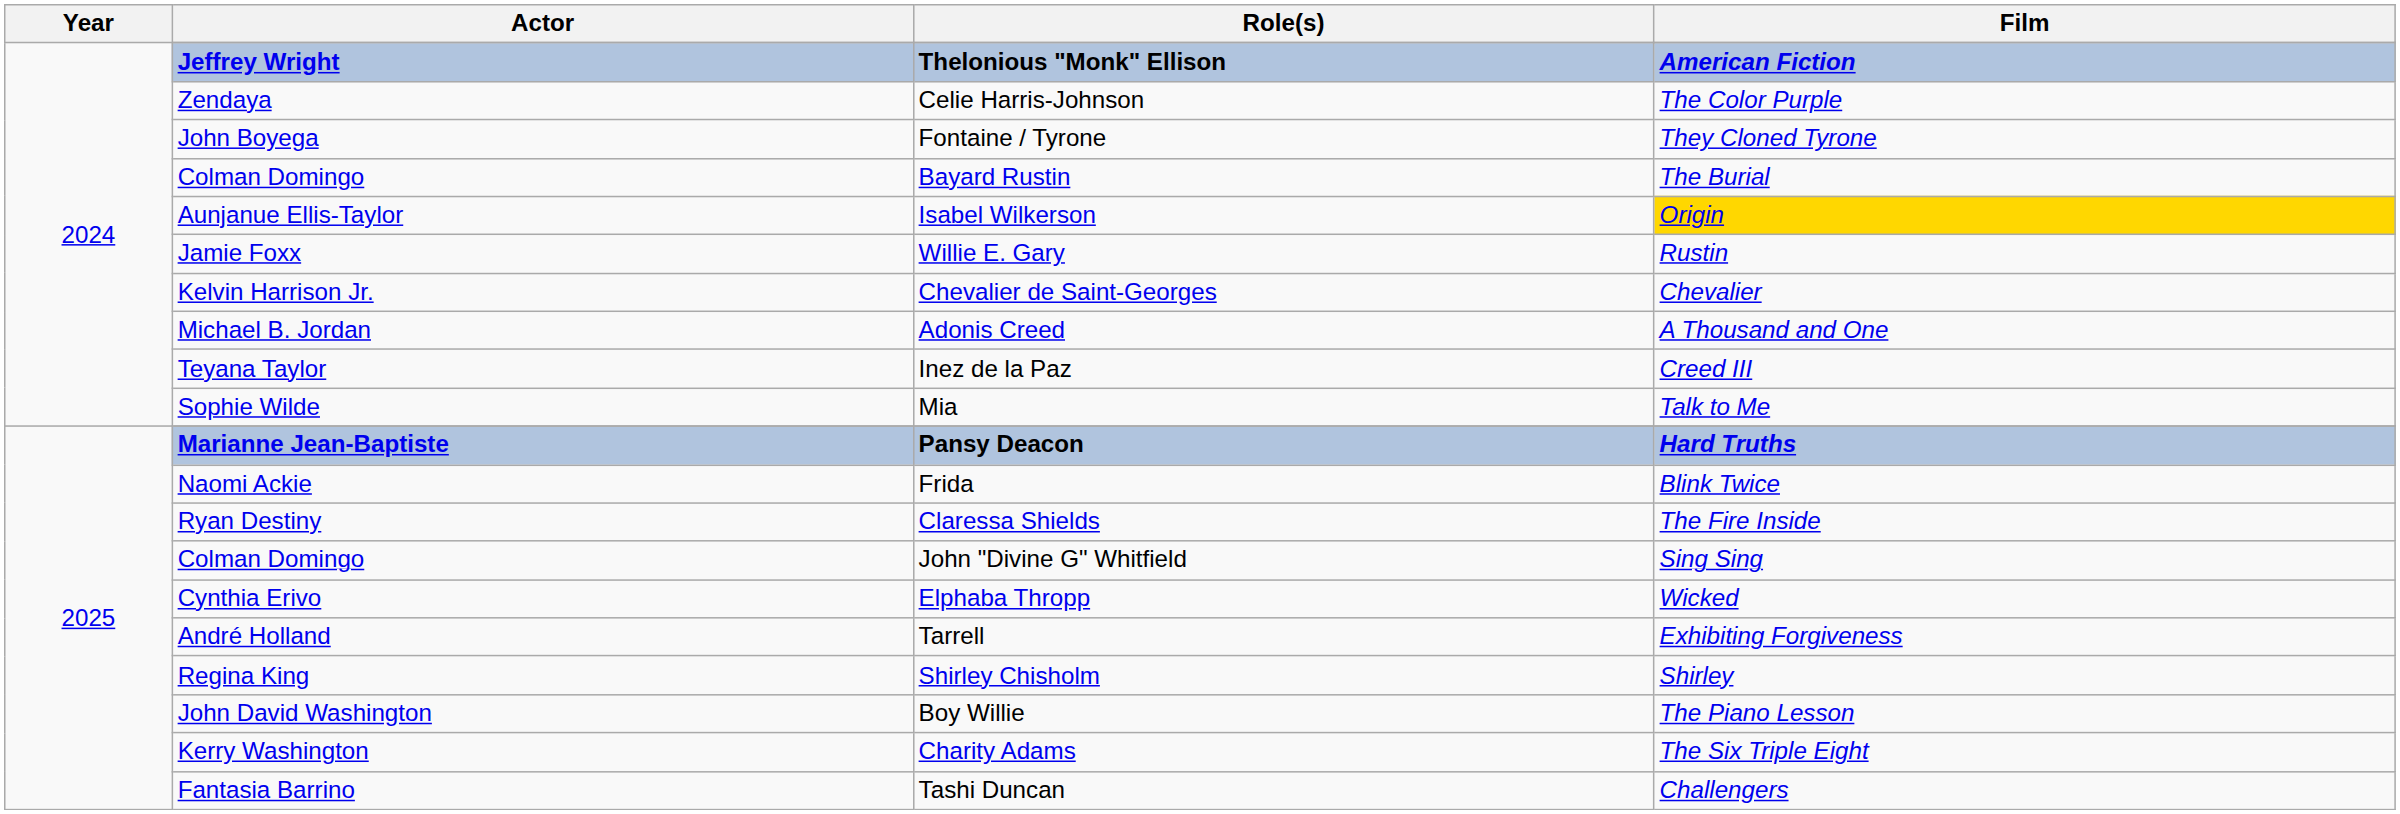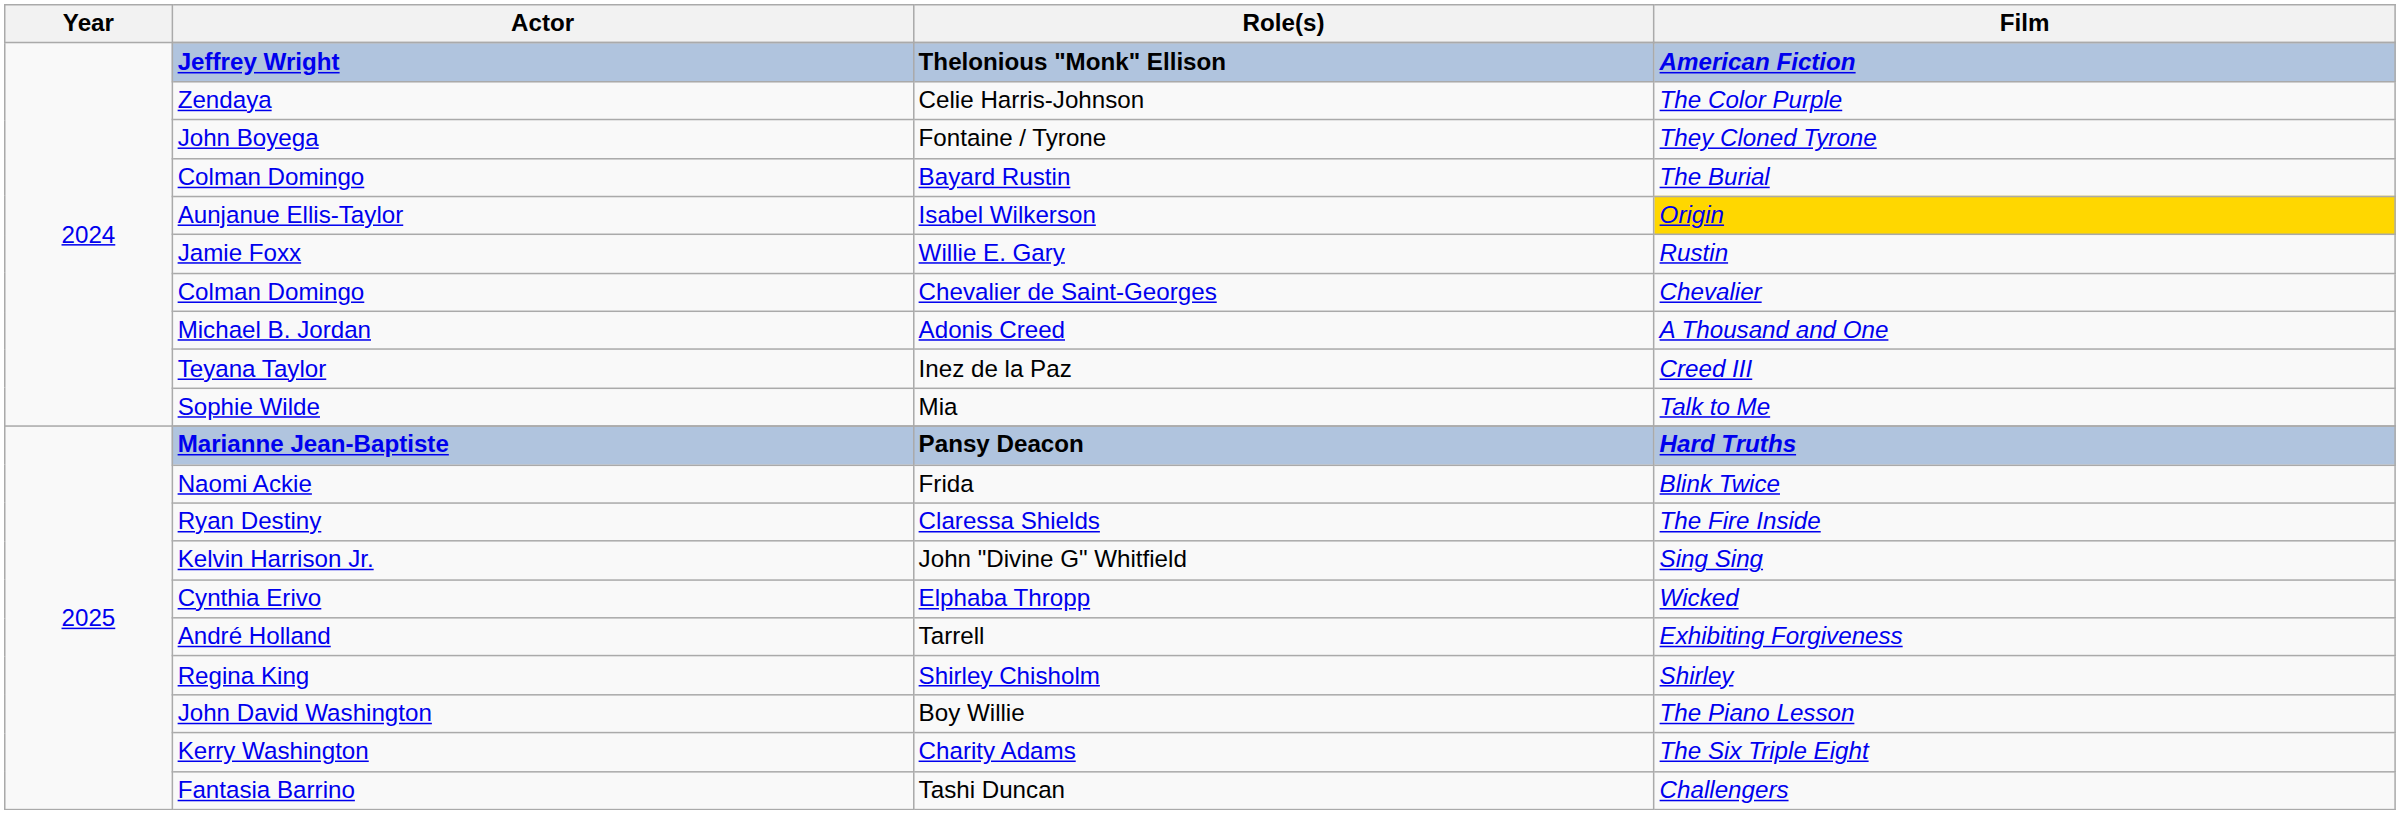(276, 291) Kelvin Harrison Jr. -> (271, 291) Colman Domingo
(271, 560) Colman Domingo -> (276, 560) Kelvin Harrison Jr.
